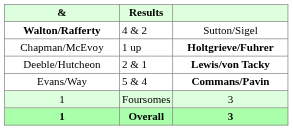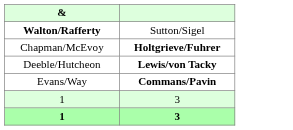- column: (146, 13)
